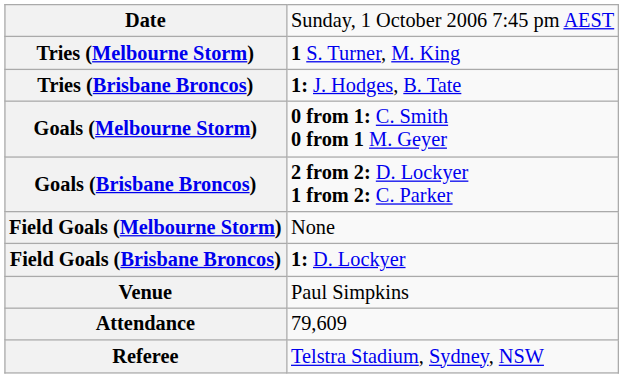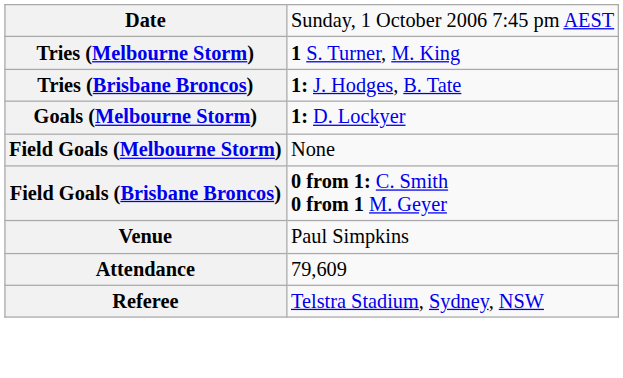(370, 128) 0 from 1: C. Smith 0 from 1 M. Geyer -> (348, 117) 1: D. Lockyer
- row: (145, 183)
(348, 259) 1: D. Lockyer -> (370, 193) 0 from 1: C. Smith 0 from 1 M. Geyer
